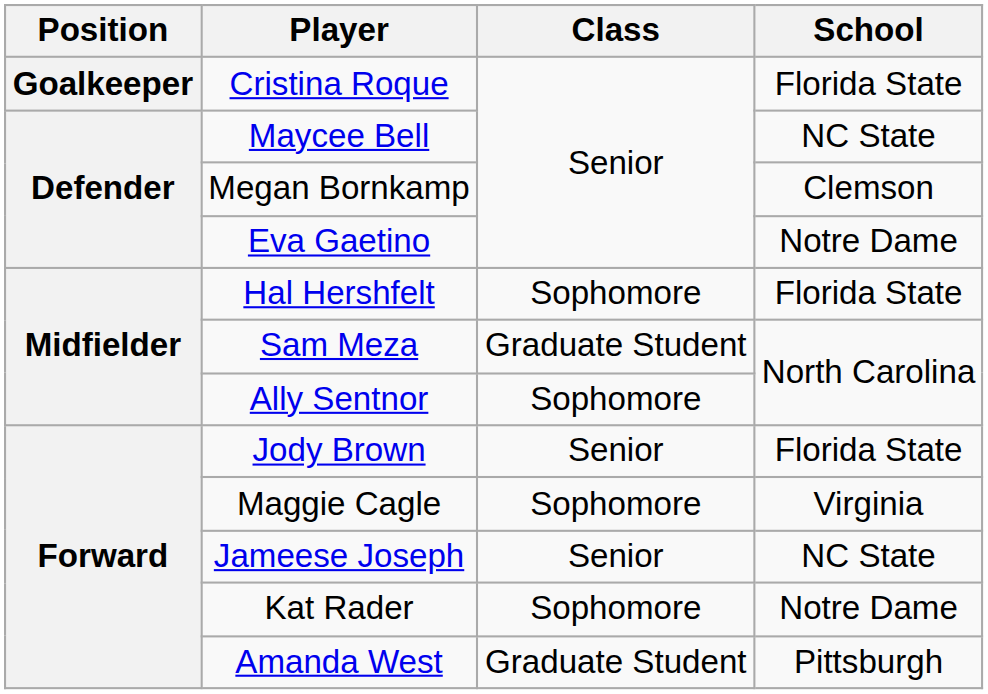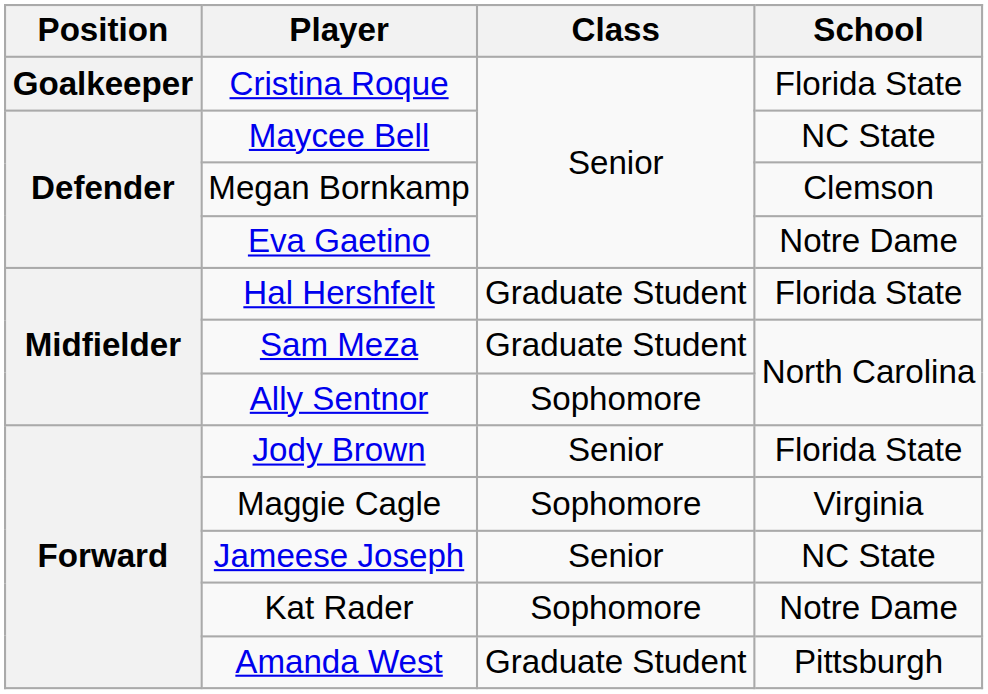(616, 293) Sophomore -> (616, 293) Graduate Student
